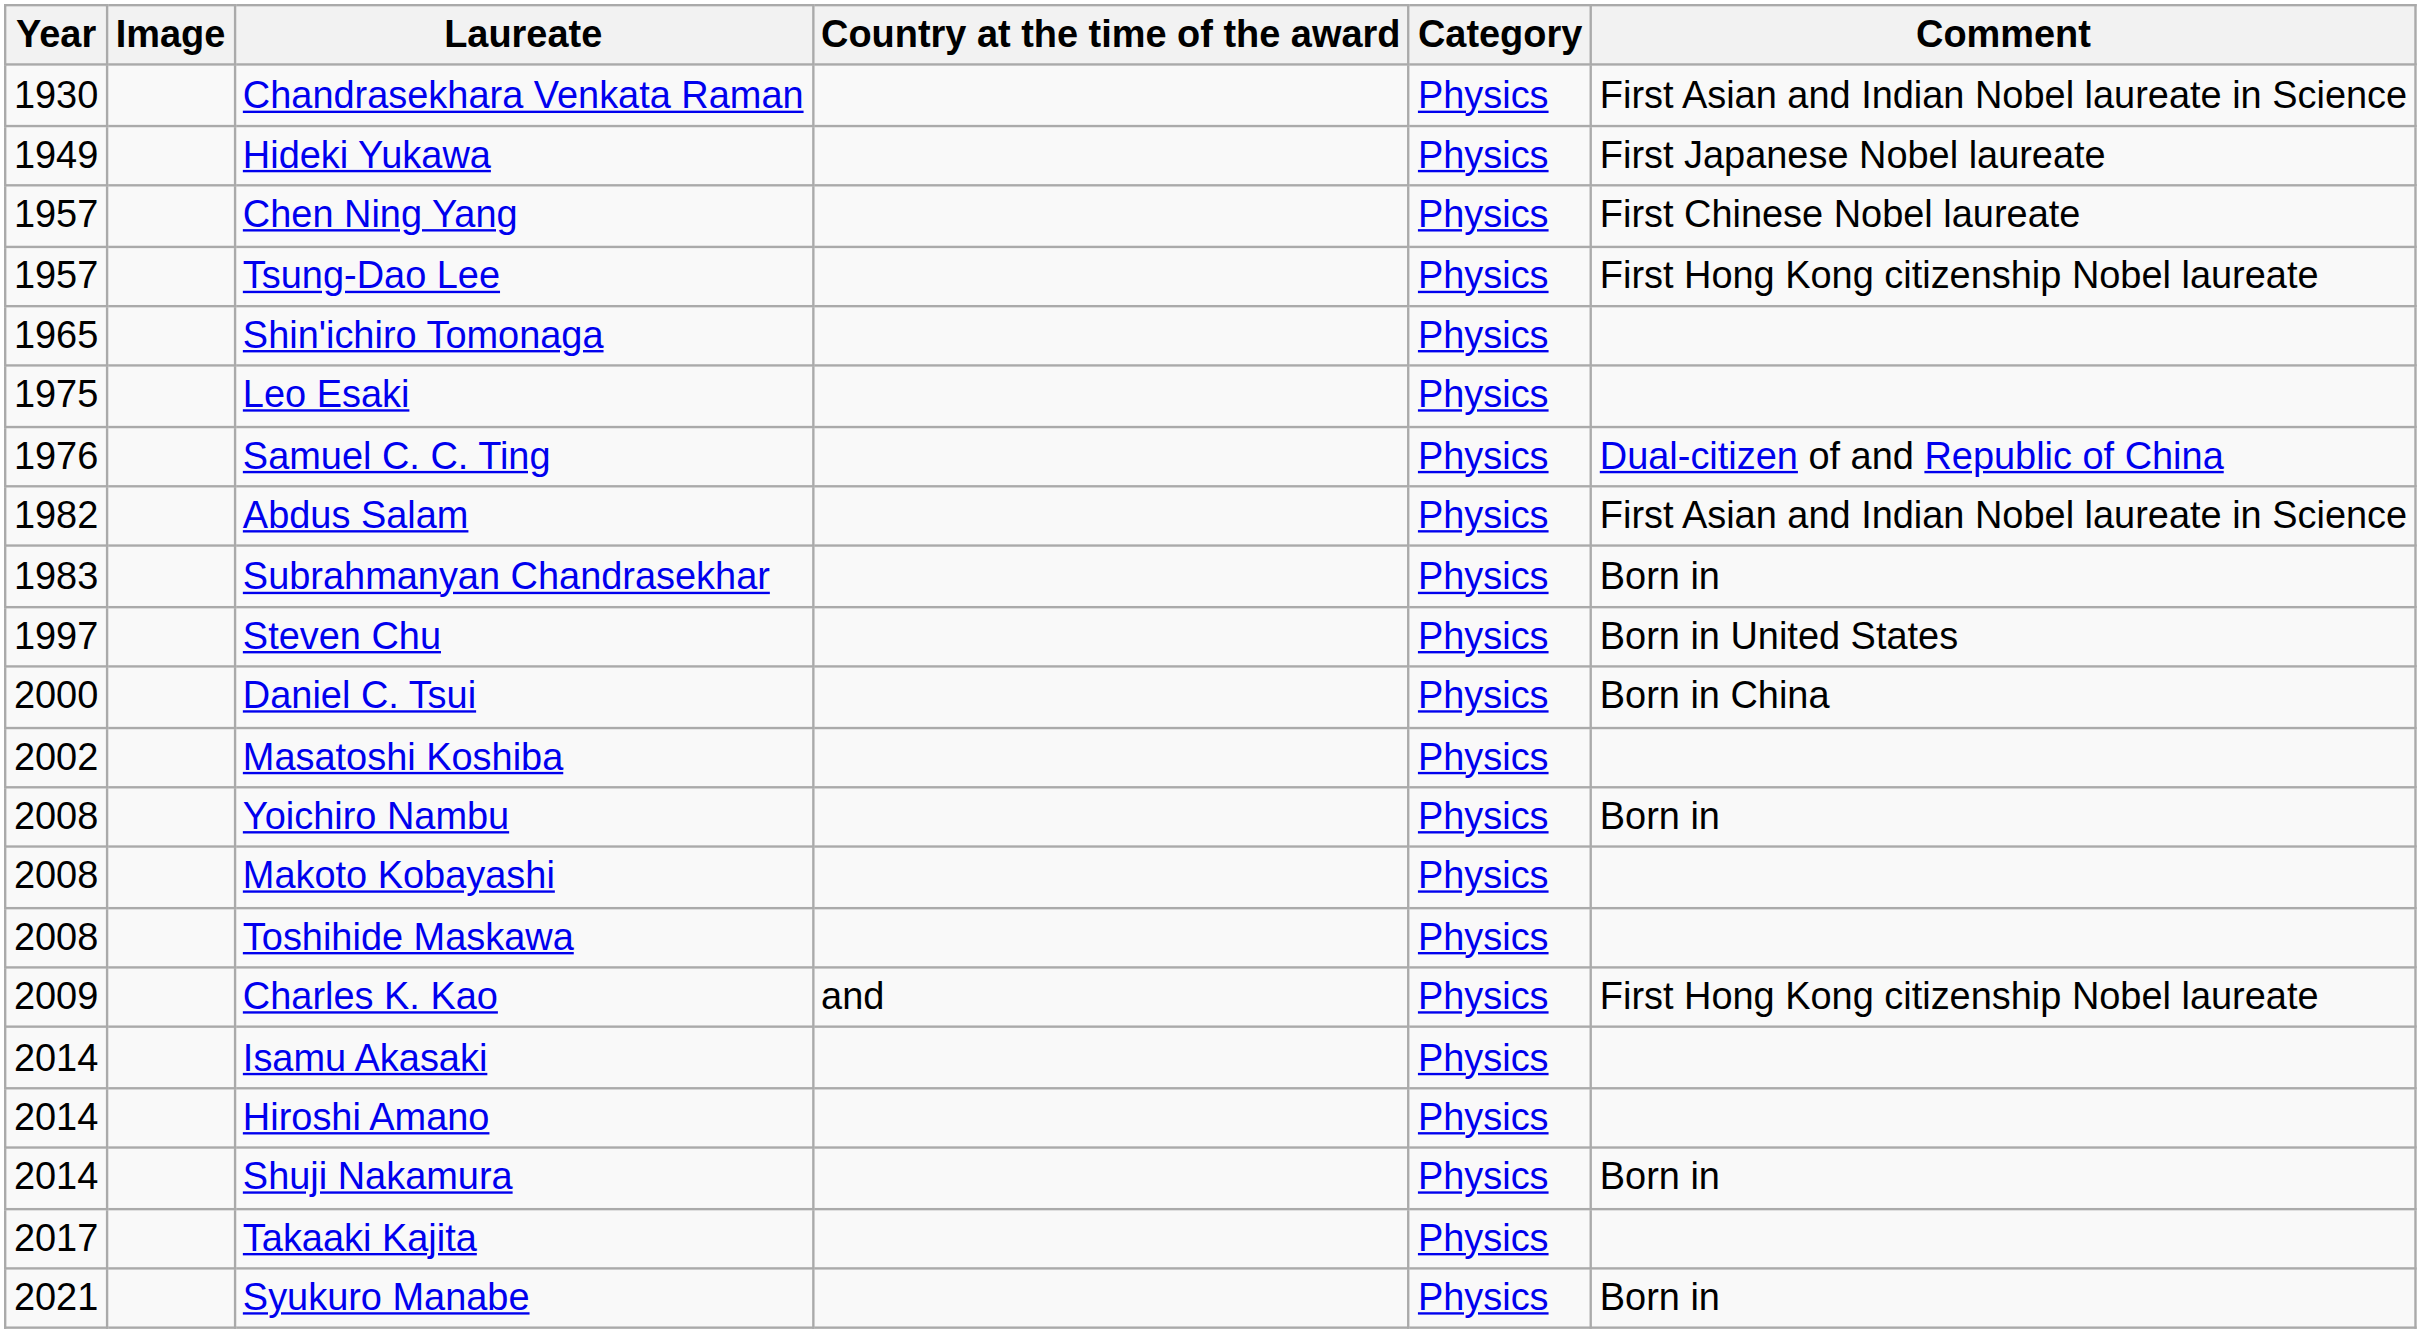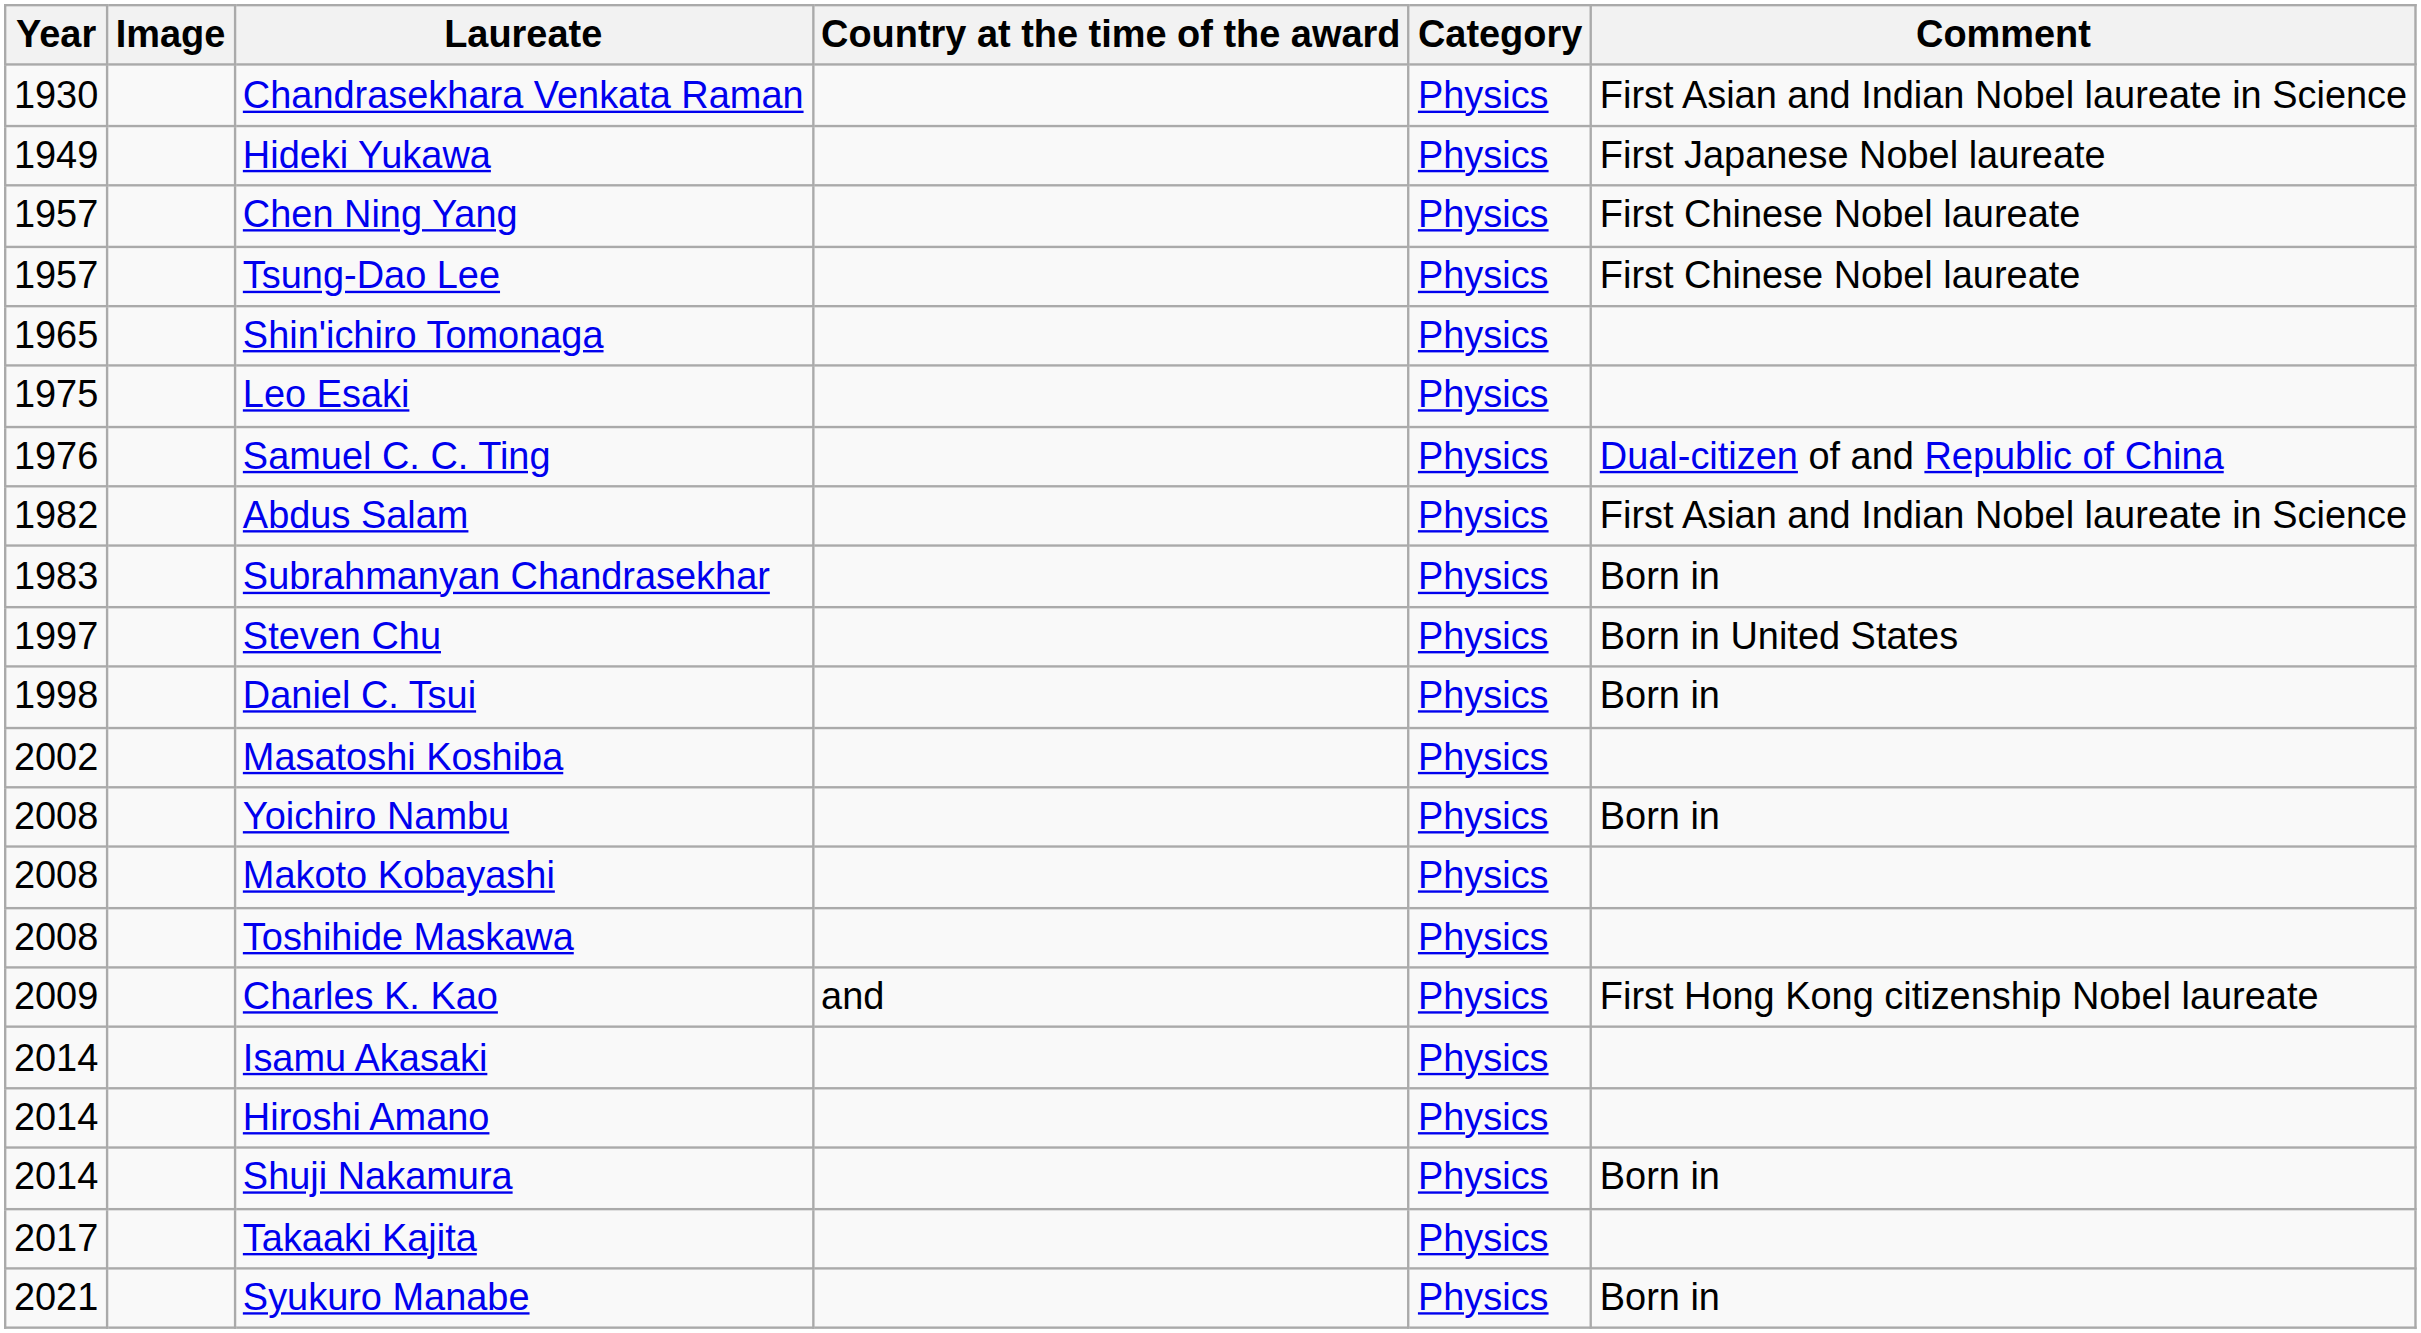(1959, 275) First Hong Kong citizenship Nobel laureate -> (1840, 275) First Chinese Nobel laureate
(56, 696) 2000 -> (56, 696) 1998
(1715, 696) Born in China -> (1660, 696) Born in
